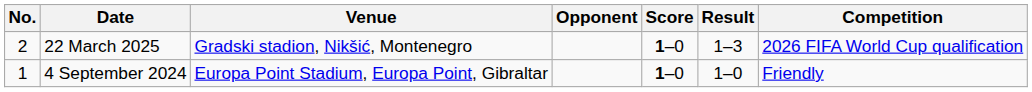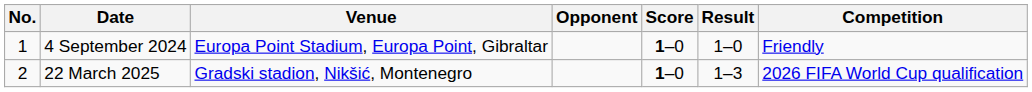rows swapped: (115, 73) <-> (102, 45)
